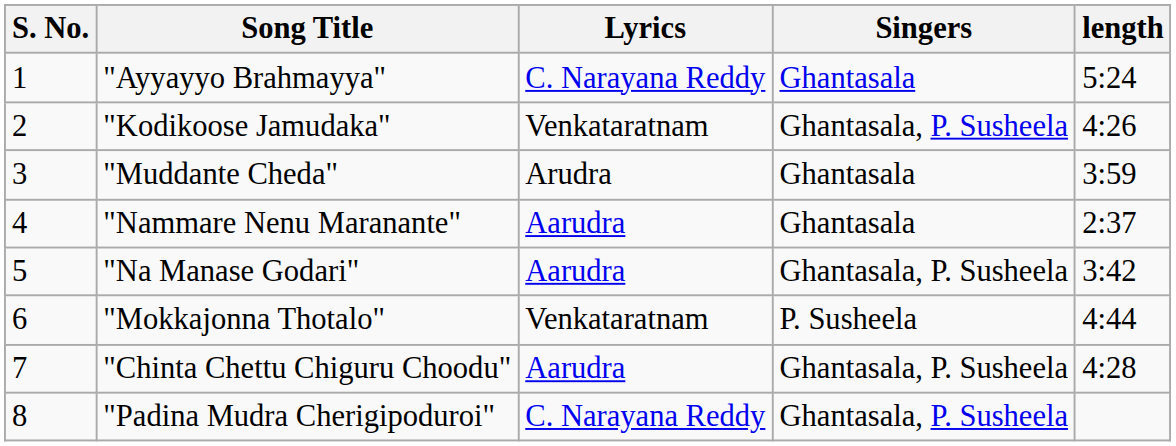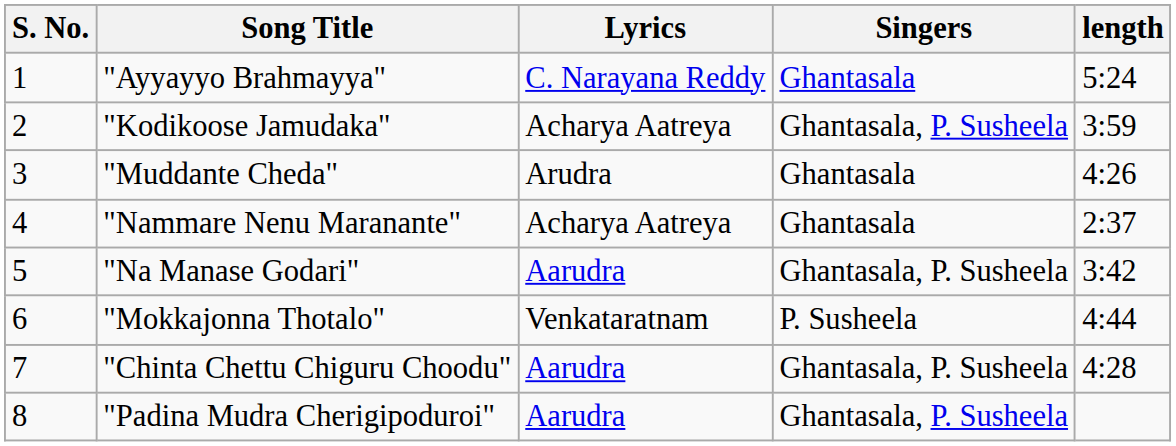(617, 125) Venkataratnam -> (628, 125) Acharya Aatreya
(1109, 125) 4:26 -> (1109, 125) 3:59
(1109, 174) 3:59 -> (1109, 174) 4:26
(575, 222) Aarudra -> (628, 222) Acharya Aatreya
(645, 416) C. Narayana Reddy -> (575, 416) Aarudra
